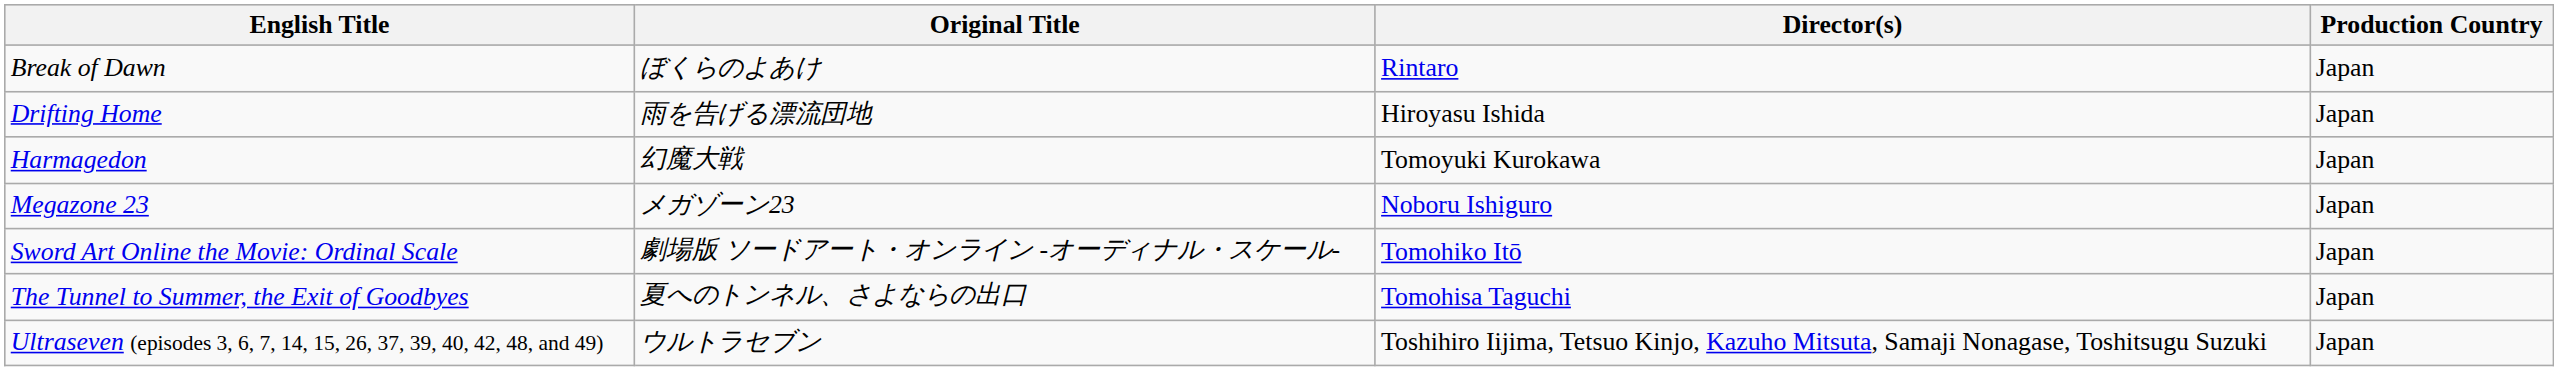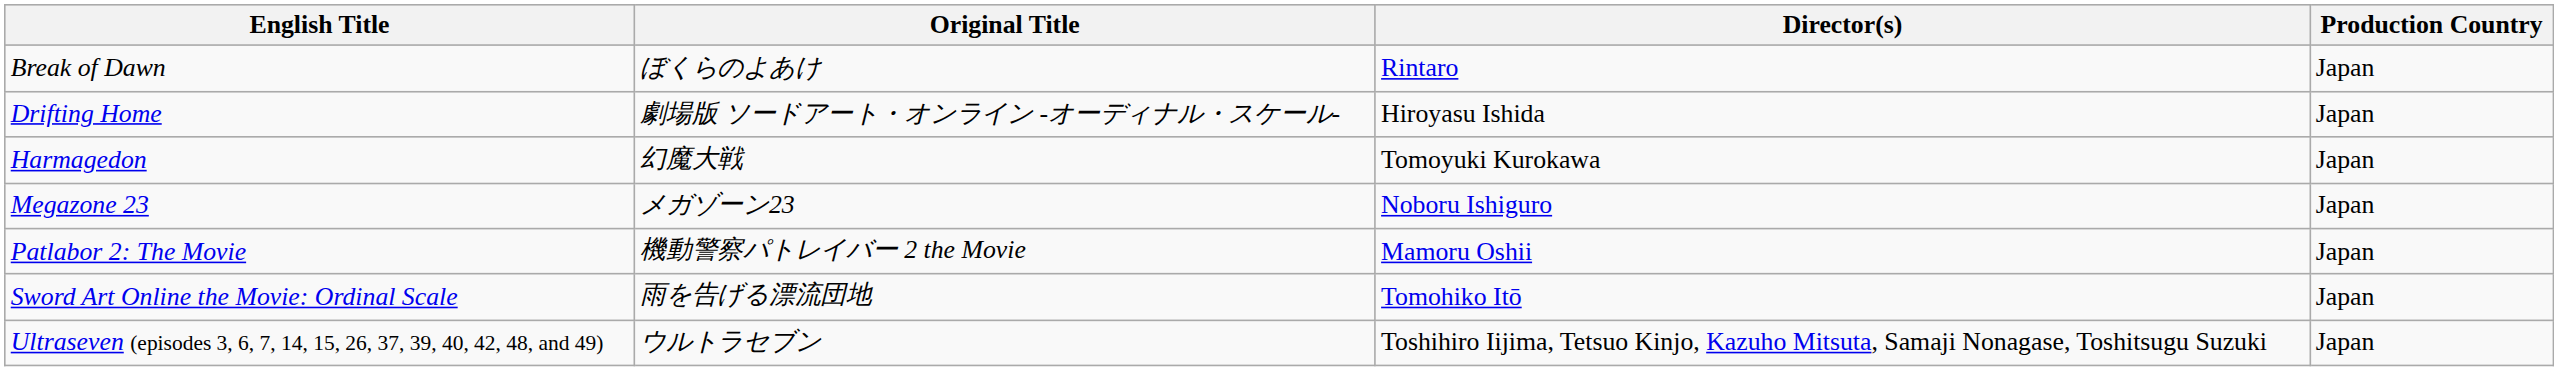(756, 113) 雨を告げる漂流団地 -> (990, 113) 劇場版 ソードアート・オンライン -オーディナル・スケール-
+ row: (128, 250)
(990, 250) 劇場版 ソードアート・オンライン -オーディナル・スケール- -> (756, 295) 雨を告げる漂流団地
- row: (240, 296)
